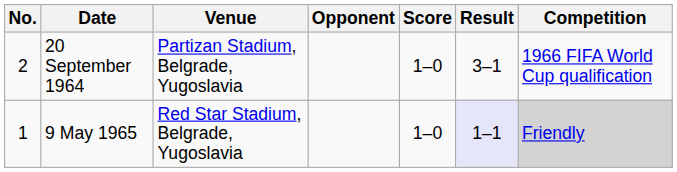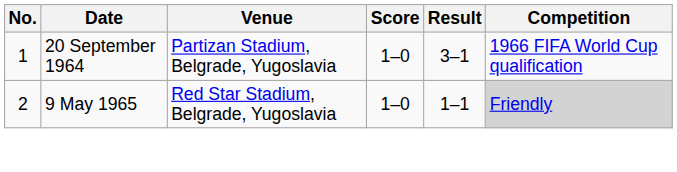- column: (353, 18)
(23, 66) 2 -> (23, 56) 1
(23, 133) 1 -> (23, 103) 2
(487, 133) lavender background -> (455, 103) no background
